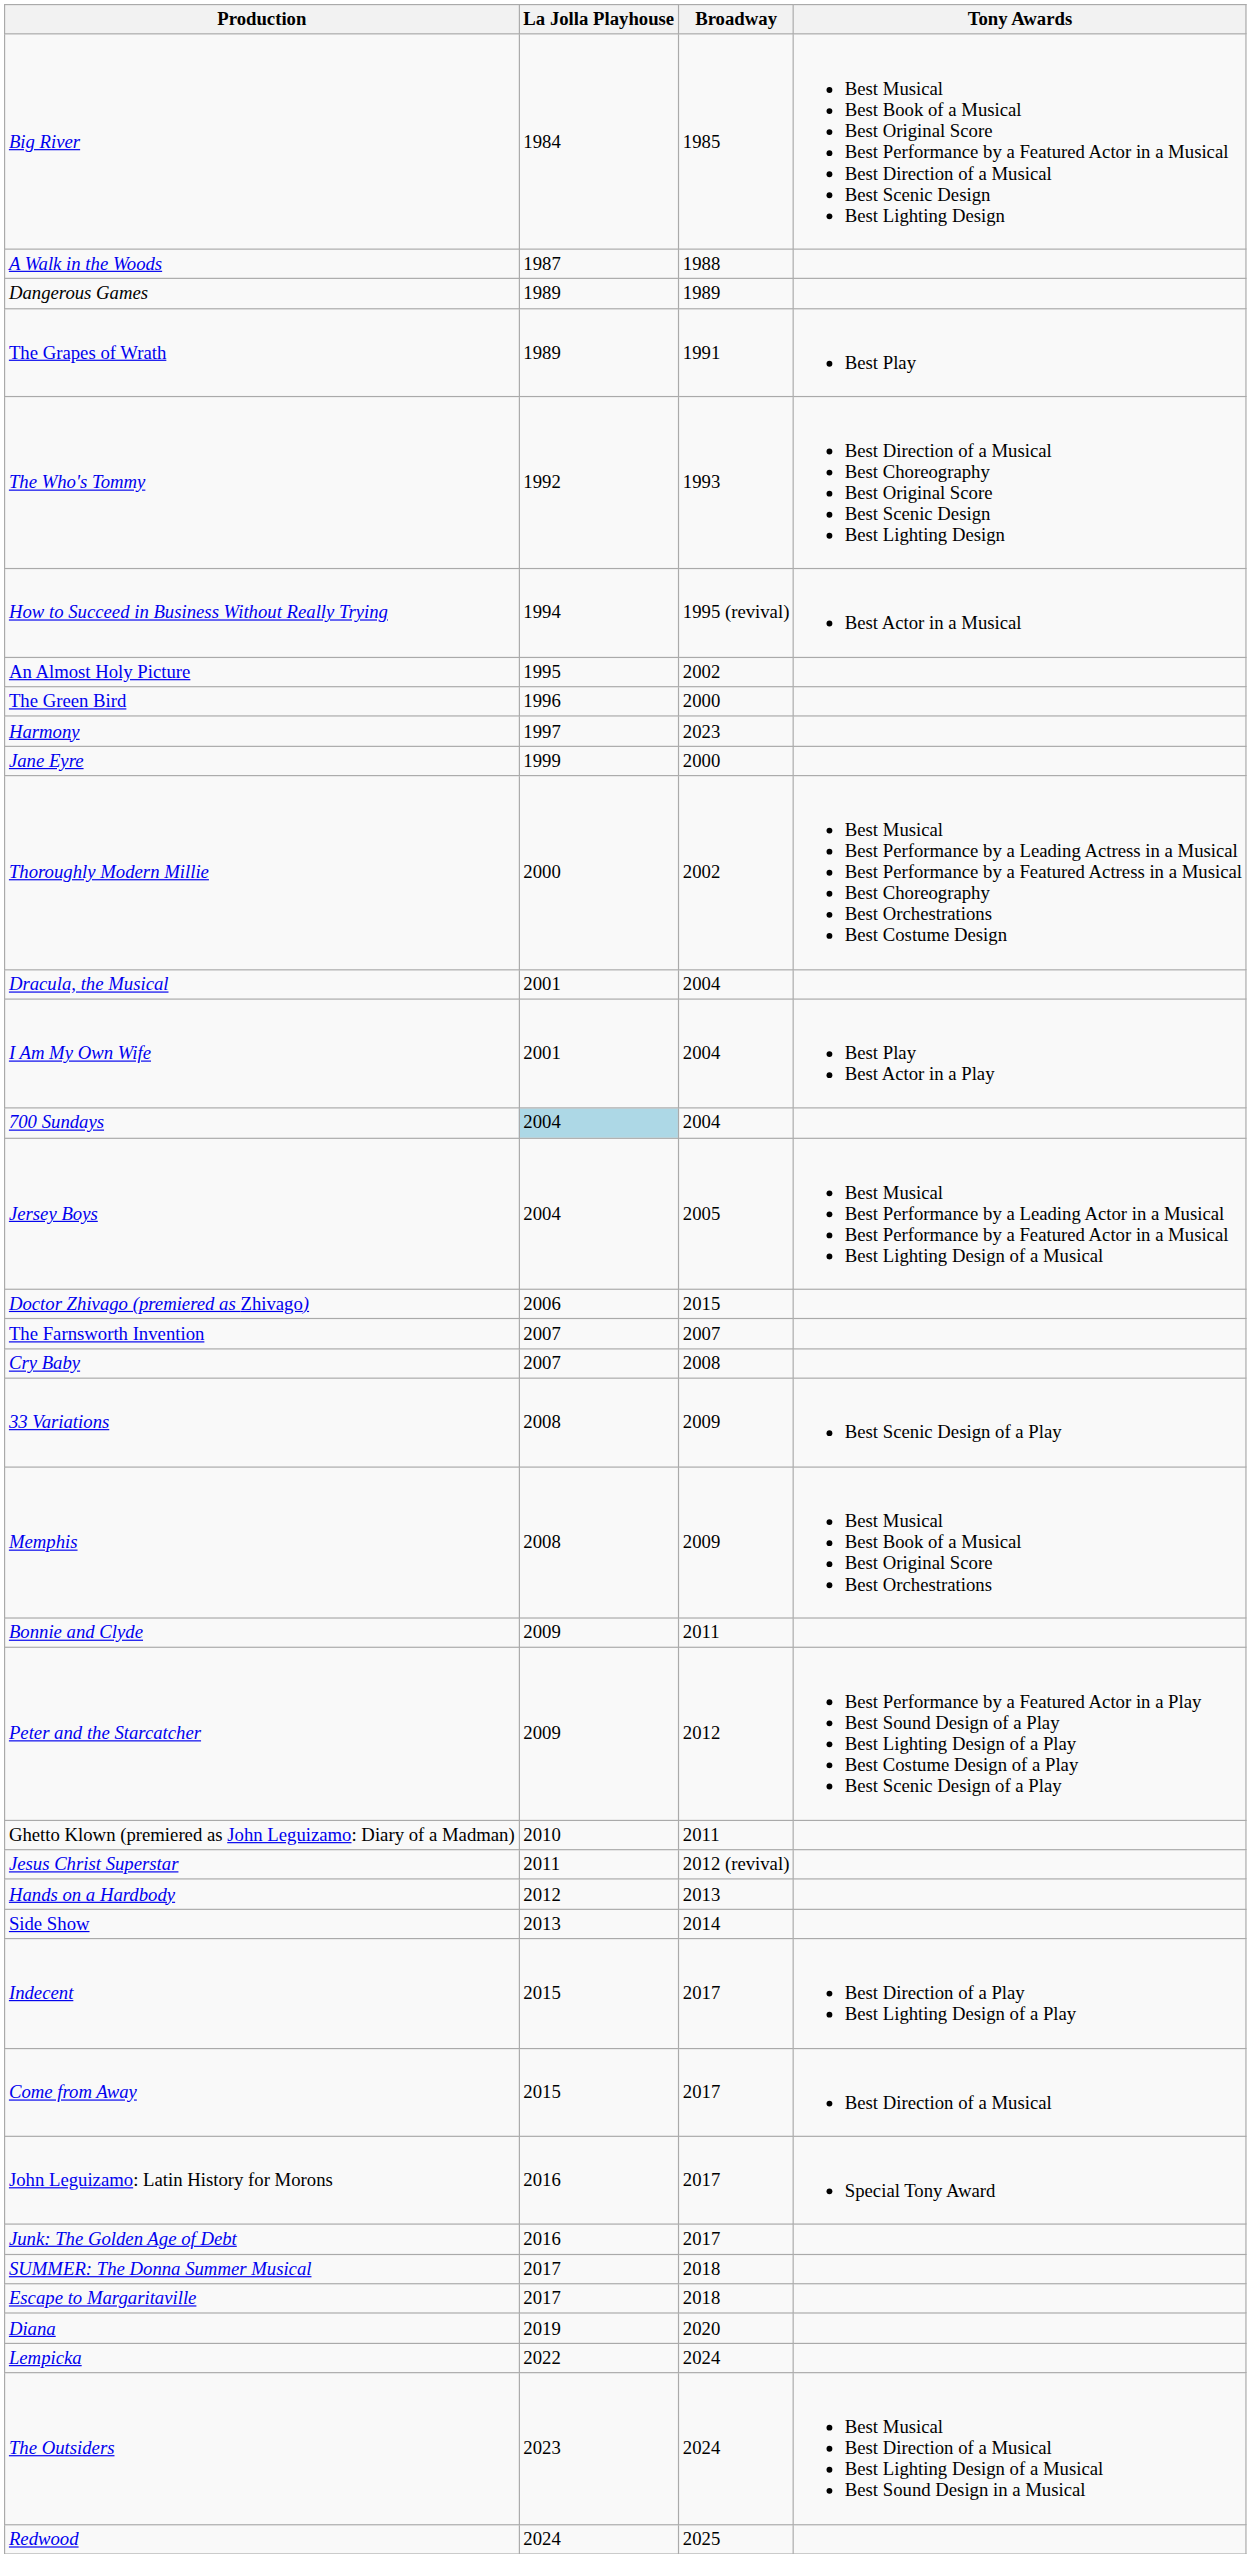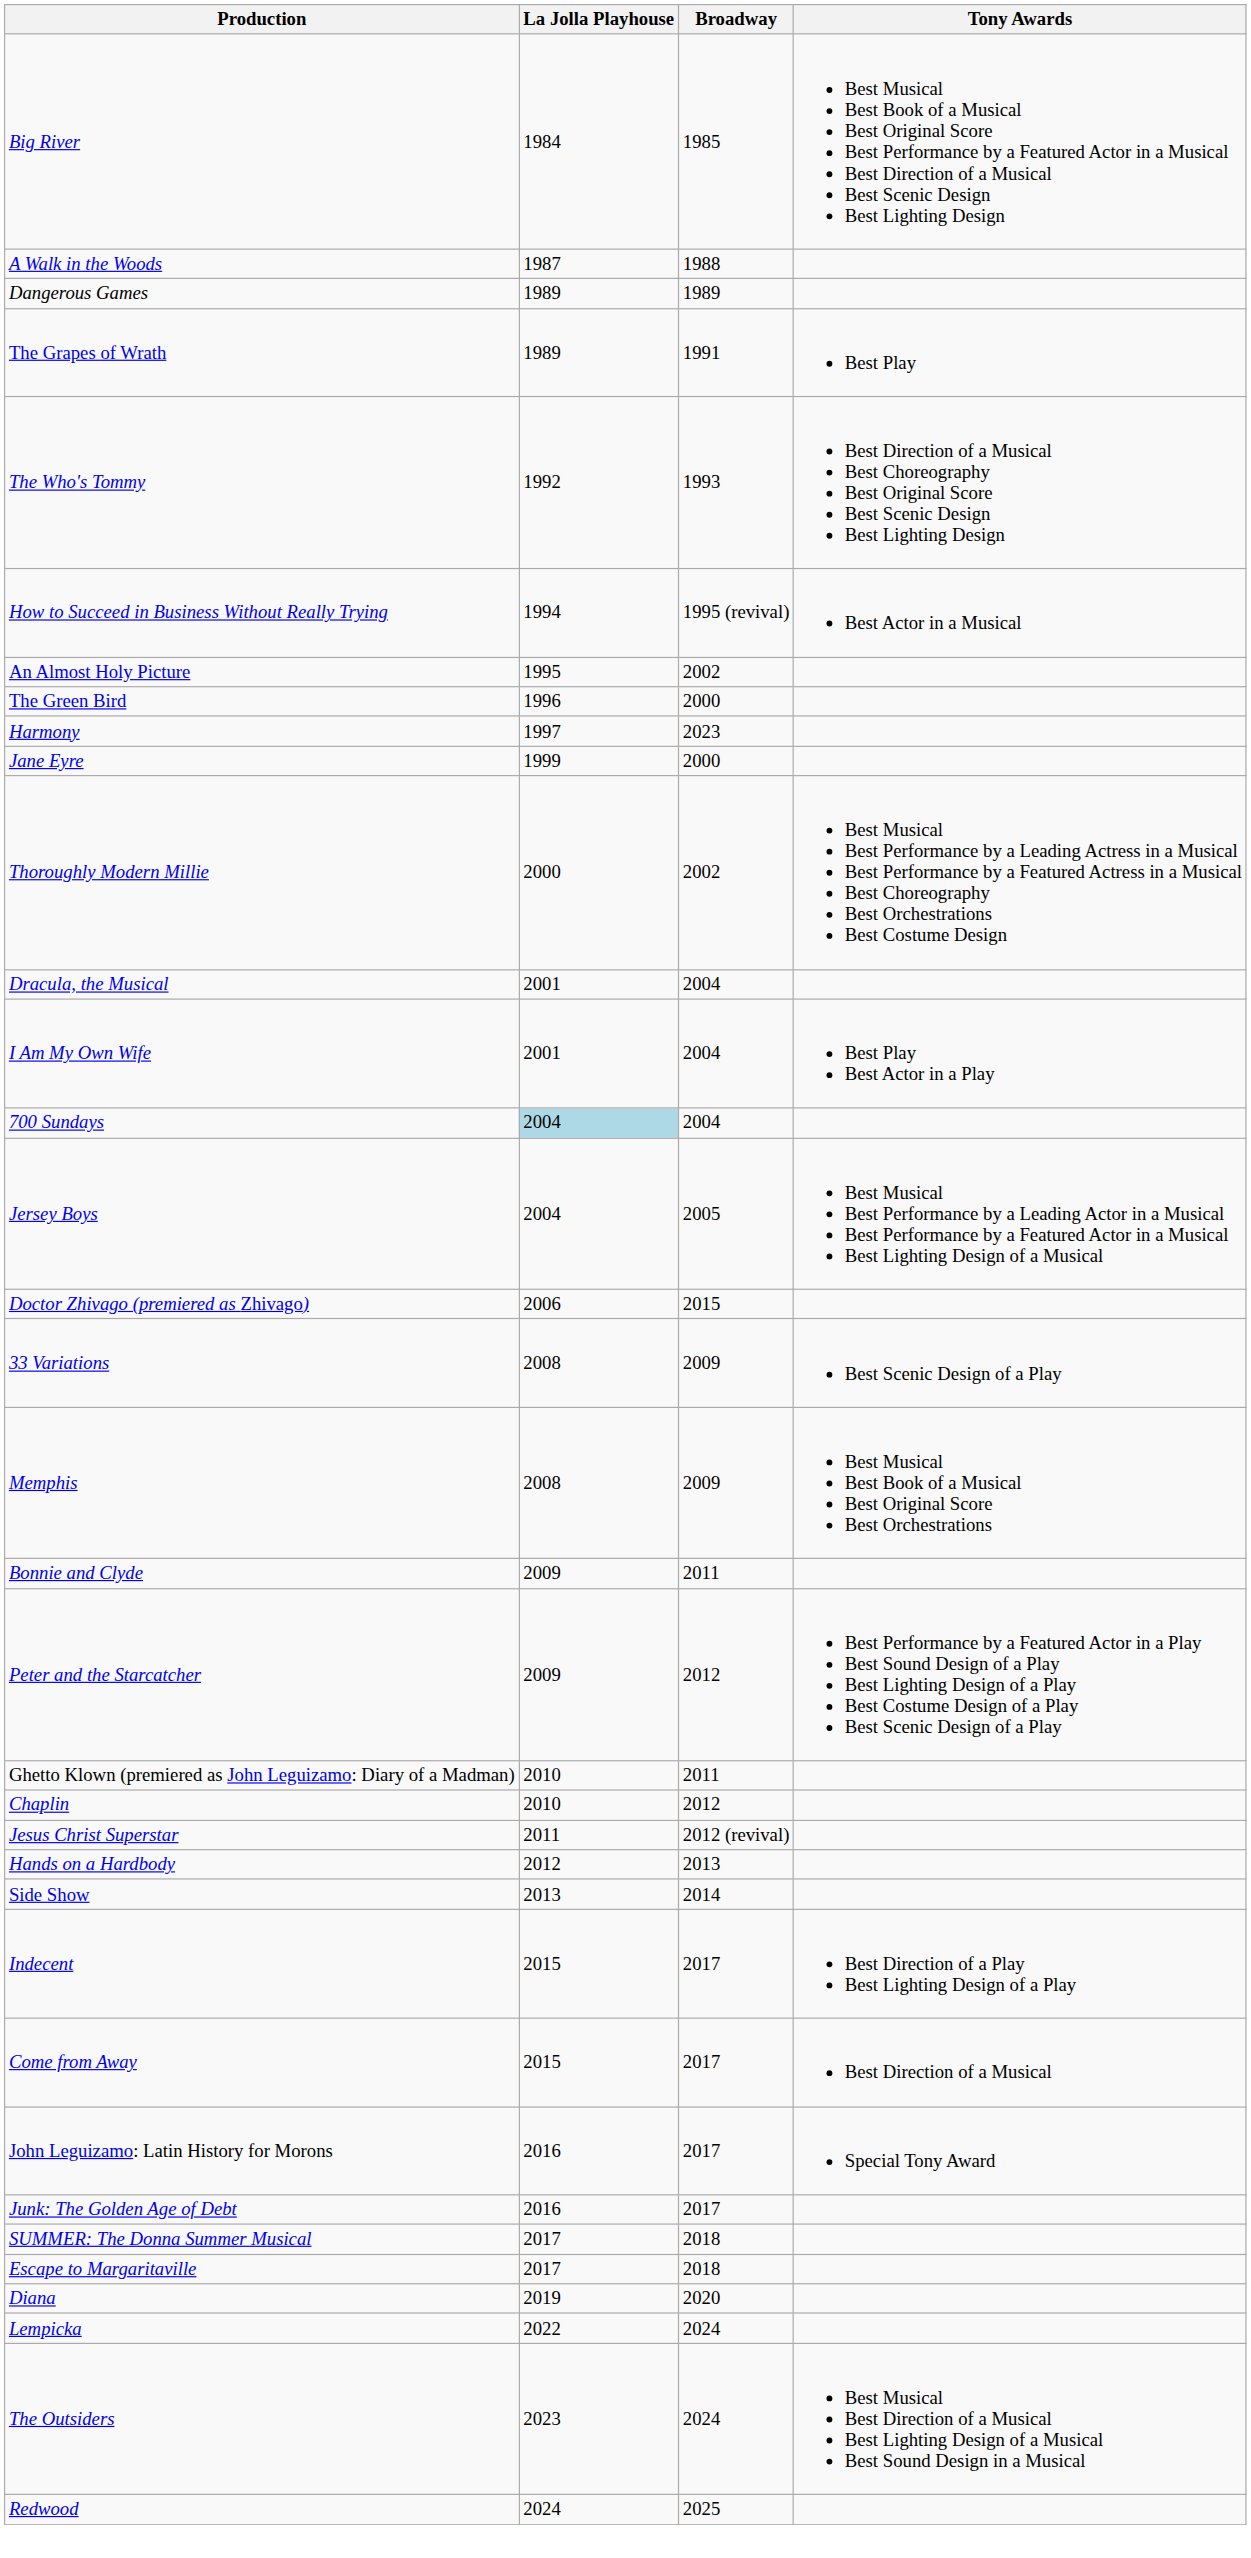- row: (107, 1333)
- row: (45, 1363)
+ row: (39, 1805)
